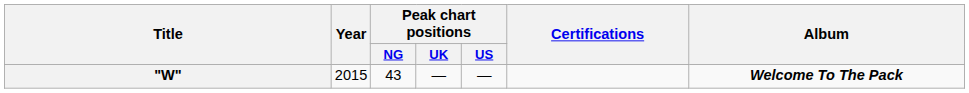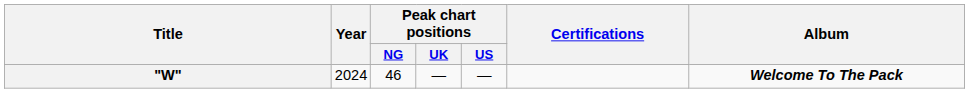(351, 76) 2015 -> (351, 76) 2024
(393, 76) 43 -> (393, 76) 46
